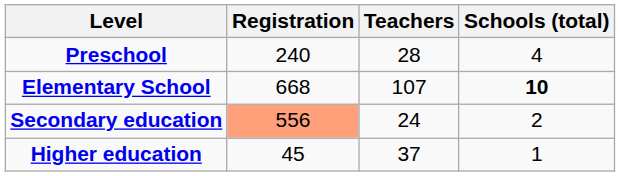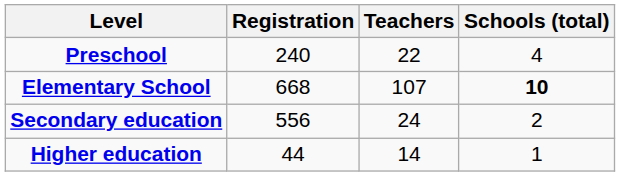(409, 54) 28 -> (409, 54) 22
(293, 120) lightsalmon background -> (293, 120) no background
(293, 154) 45 -> (293, 154) 44
(409, 154) 37 -> (409, 154) 14
